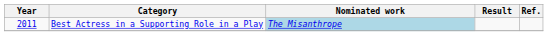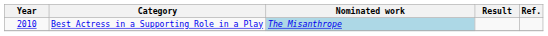(27, 24) 2011 -> (27, 24) 2010
